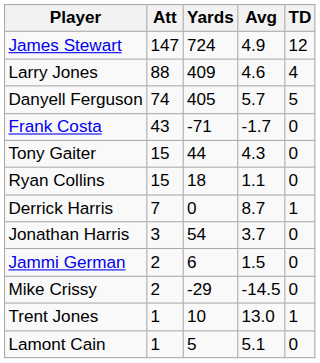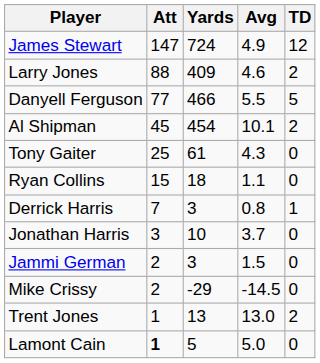(293, 72) 4 -> (293, 72) 2
(160, 99) 74 -> (160, 99) 77
(201, 99) 405 -> (201, 99) 466
(253, 99) 5.7 -> (253, 99) 5.5
+ row: (52, 126)
- row: (55, 126)
(160, 153) 15 -> (160, 153) 25
(197, 153) 44 -> (197, 153) 61
(192, 208) 0 -> (192, 208) 3
(253, 208) 8.7 -> (253, 208) 0.8
(197, 235) 54 -> (197, 235) 10
(192, 262) 6 -> (192, 262) 3
(197, 316) 10 -> (197, 316) 13
(293, 316) 1 -> (293, 316) 2
(155, 343) normal -> (155, 343) bold
(253, 343) 5.1 -> (253, 343) 5.0
